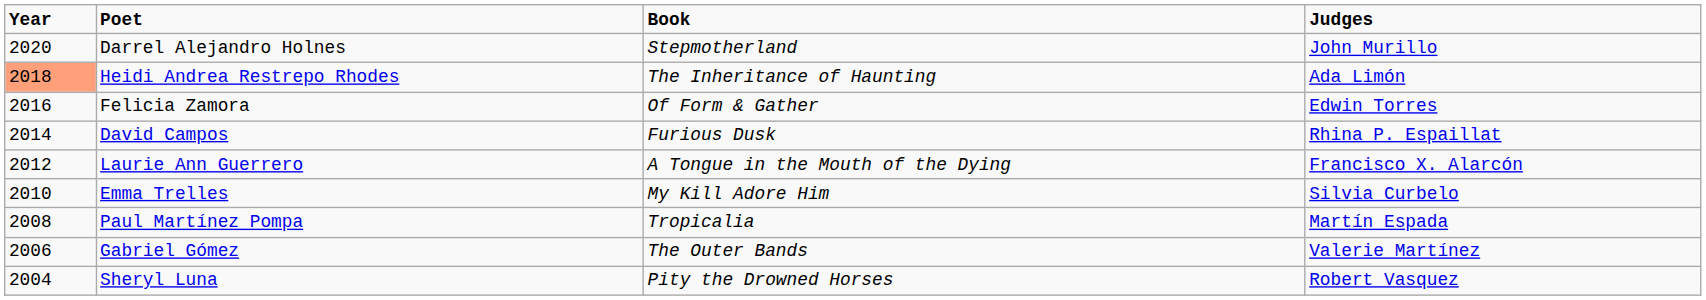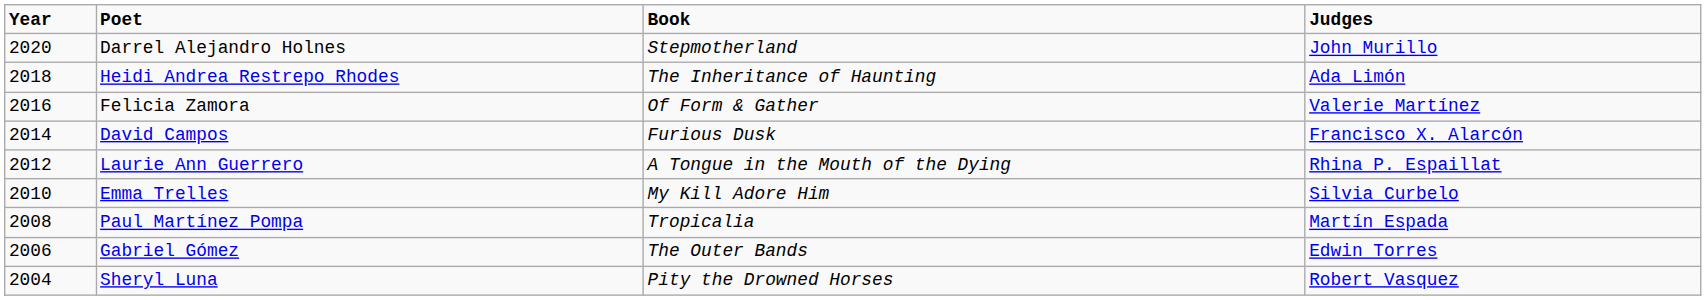(30, 77) lightsalmon background -> (30, 77) no background
(1373, 106) Edwin Torres -> (1395, 106) Valerie Martínez
(1405, 135) Rhina P. Espaillat -> (1416, 135) Francisco X. Alarcón
(1416, 164) Francisco X. Alarcón -> (1405, 164) Rhina P. Espaillat
(1395, 251) Valerie Martínez -> (1373, 251) Edwin Torres
